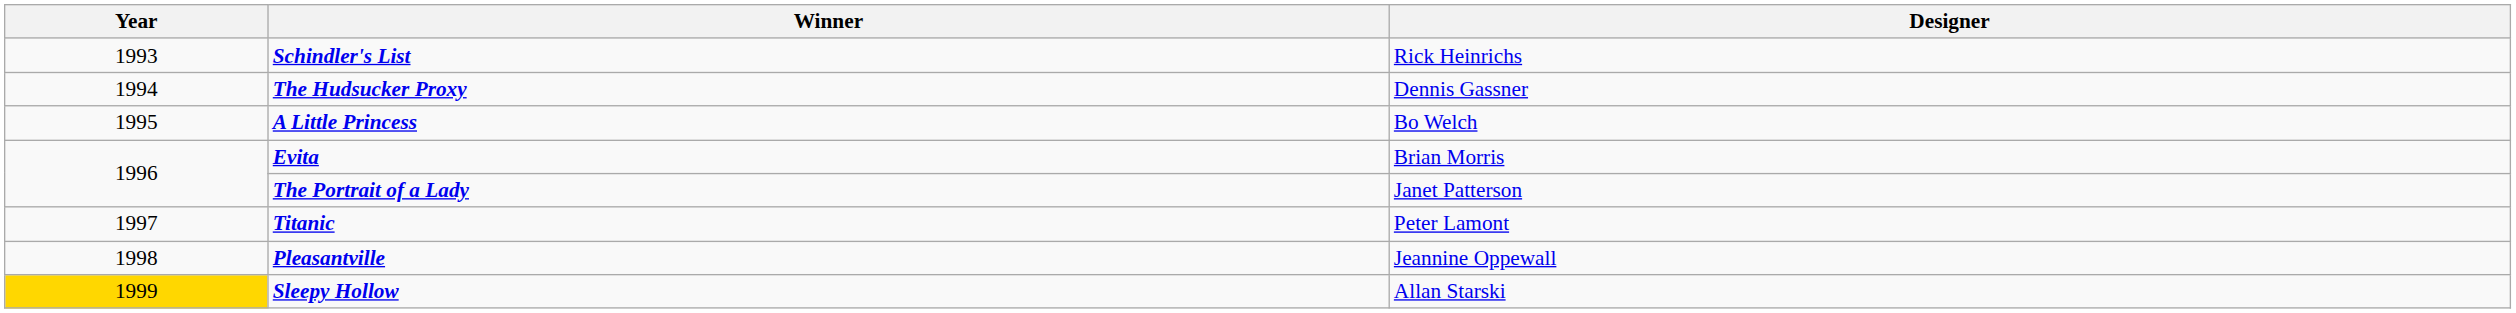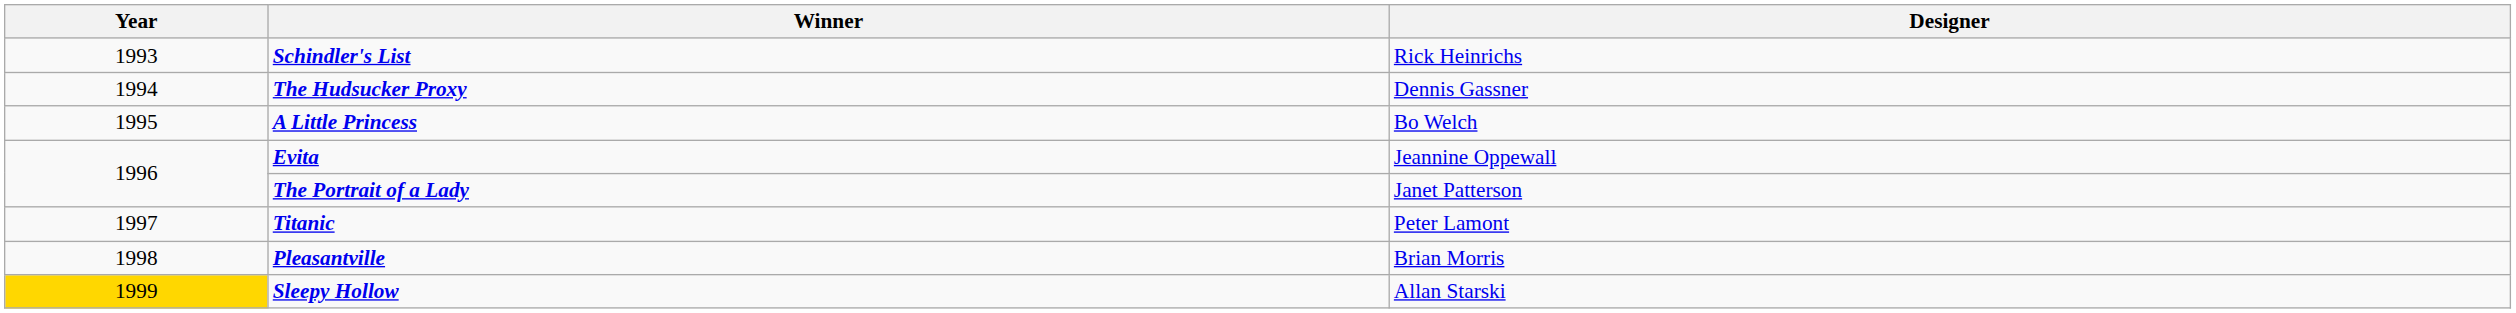(1449, 156) Brian Morris -> (1475, 156) Jeannine Oppewall
(1475, 257) Jeannine Oppewall -> (1449, 257) Brian Morris
